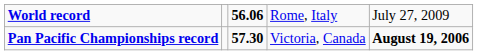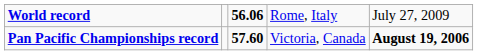(247, 38) 57.30 -> (247, 38) 57.60
